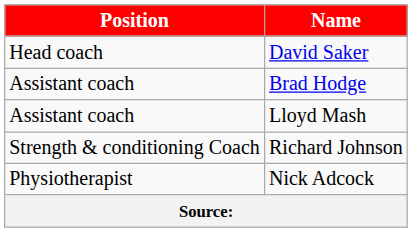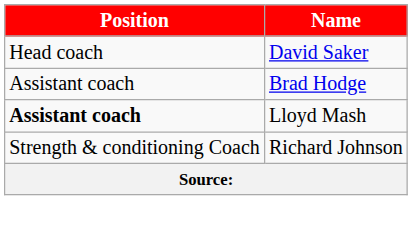(72, 115) normal -> (75, 115) bold
- row: (321, 178)
